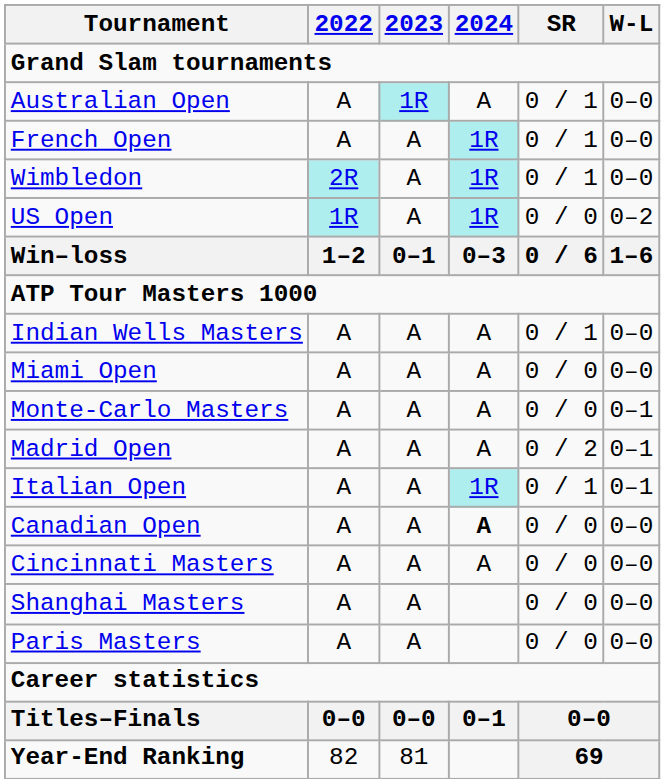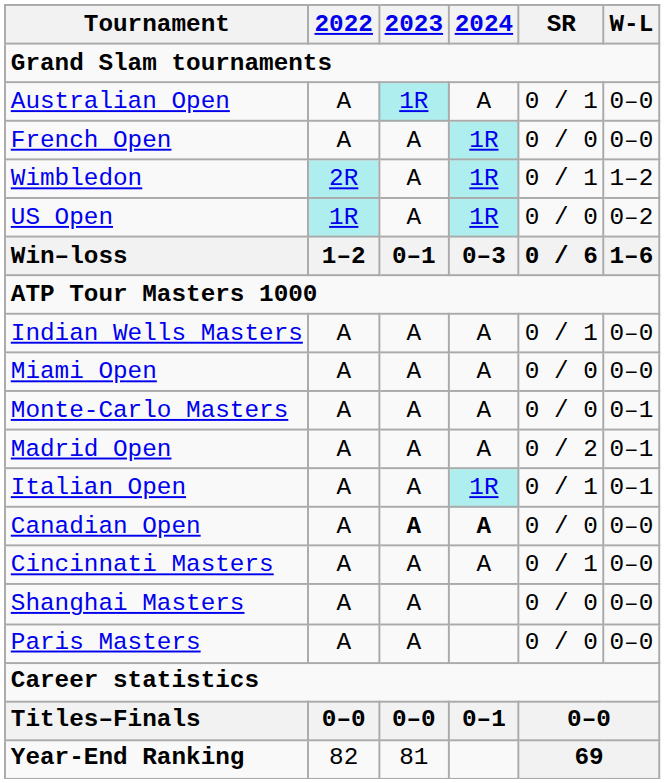(561, 140) 0 / 1 -> (561, 140) 0 / 0
(631, 179) 0–0 -> (631, 179) 1–2
(414, 526) normal -> (414, 526) bold
(561, 565) 0 / 0 -> (561, 565) 0 / 1
